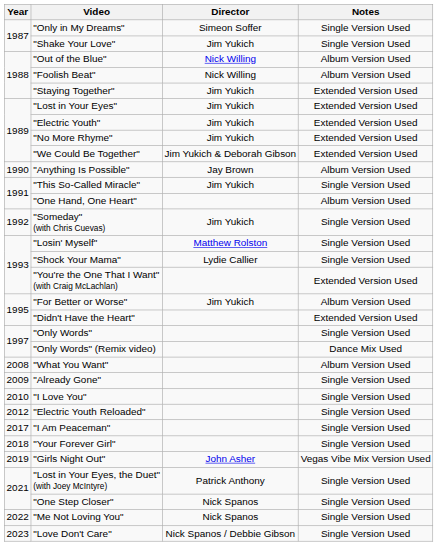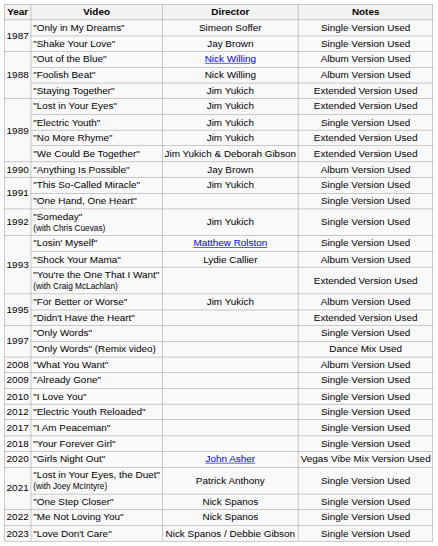(230, 43) Jim Yukich -> (230, 43) Jay Brown
(366, 122) Extended Version Used -> (366, 122) Single Version Used
(366, 201) Album Version Used -> (366, 201) Single Version Used
(366, 259) Single Version Used -> (366, 259) Album Version Used
(18, 459) 2019 -> (18, 459) 2020
